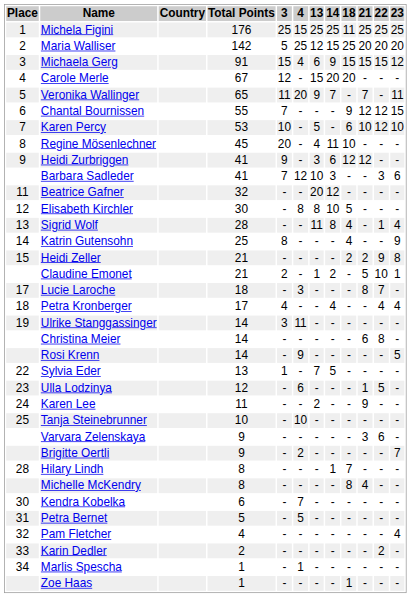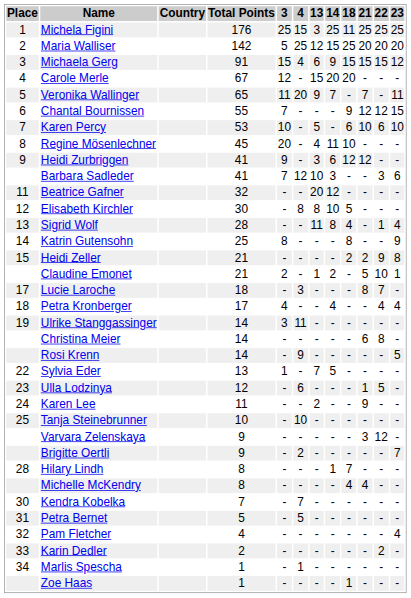(317, 30) 25 -> (317, 30) 3
(381, 127) 12 -> (381, 127) 6
(349, 241) 4 -> (349, 241) 8
(381, 437) 6 -> (381, 437) 12
(349, 485) 8 -> (349, 485) 4
(241, 502) 6 -> (241, 502) 7
